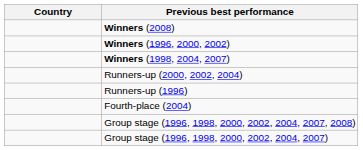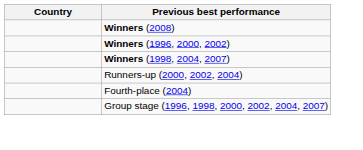- row: (146, 91)
- row: (230, 122)
